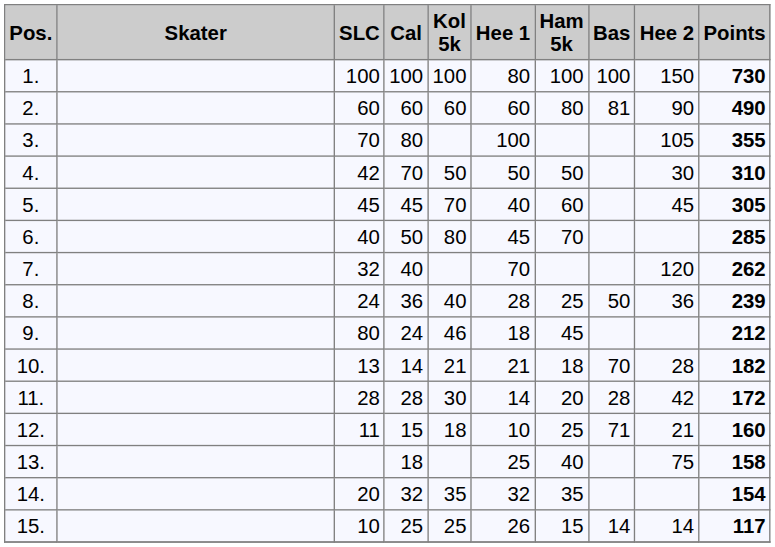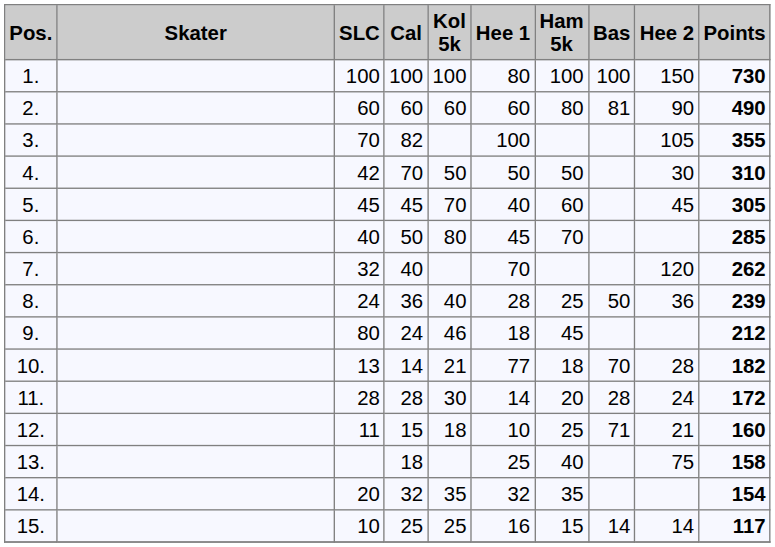(412, 140) 80 -> (412, 140) 82
(519, 365) 21 -> (519, 365) 77
(683, 397) 42 -> (683, 397) 24
(519, 526) 26 -> (519, 526) 16
